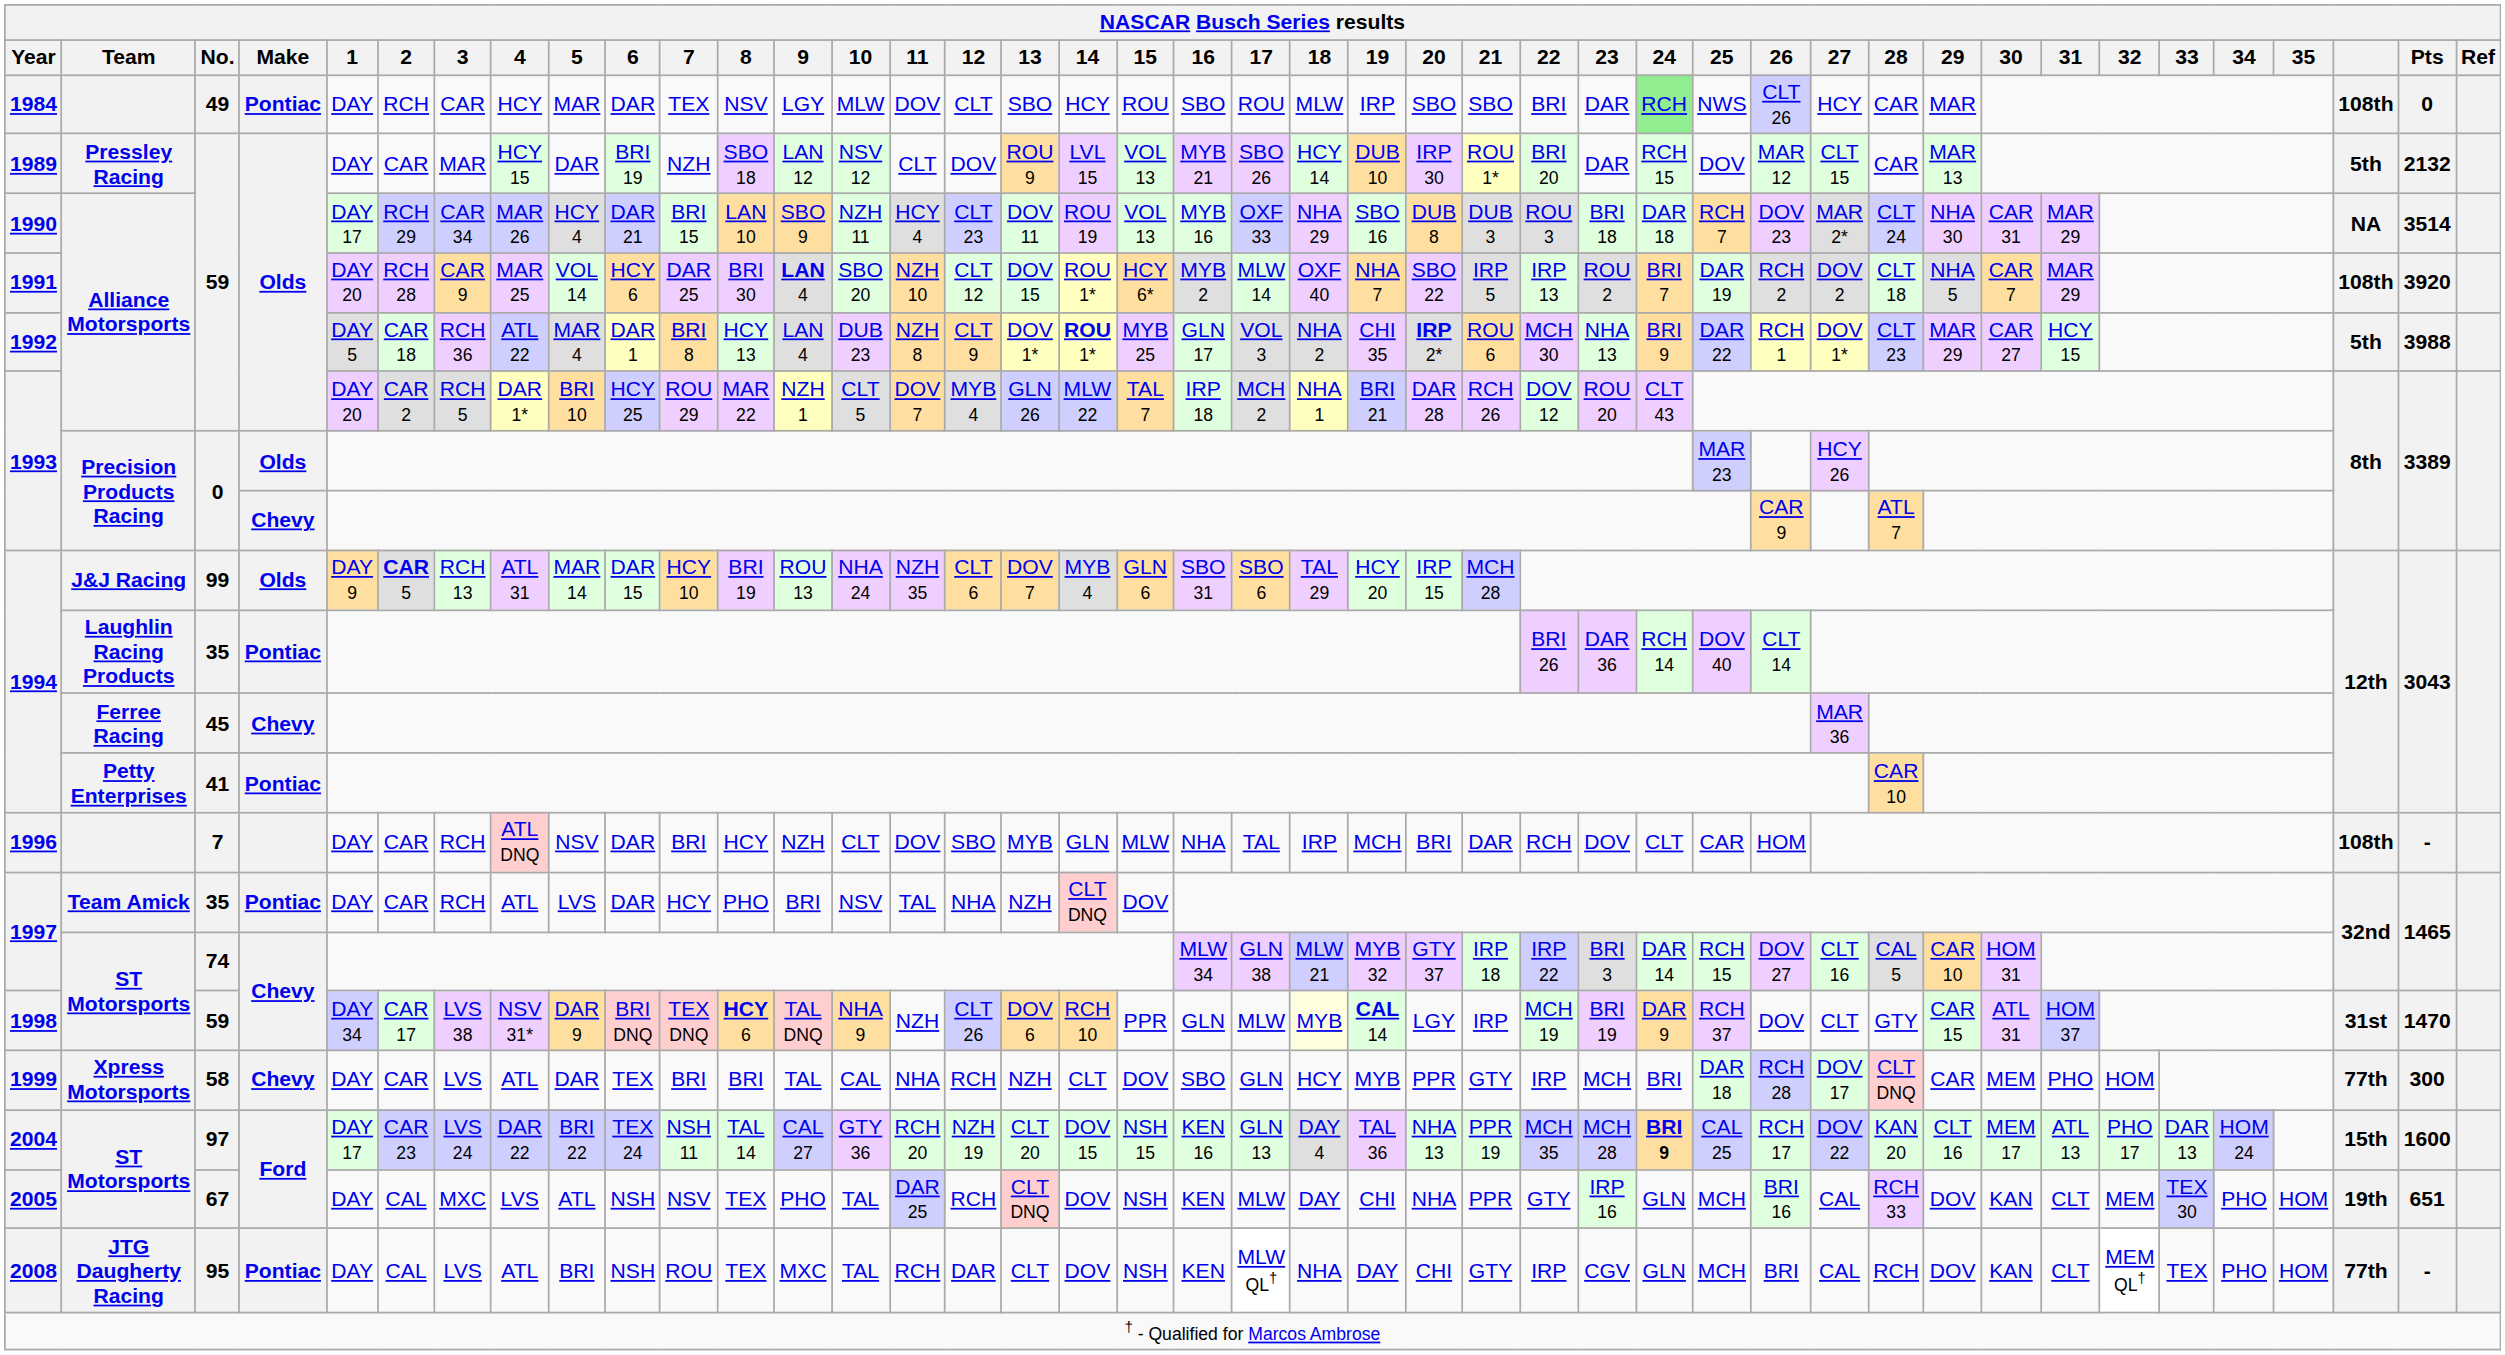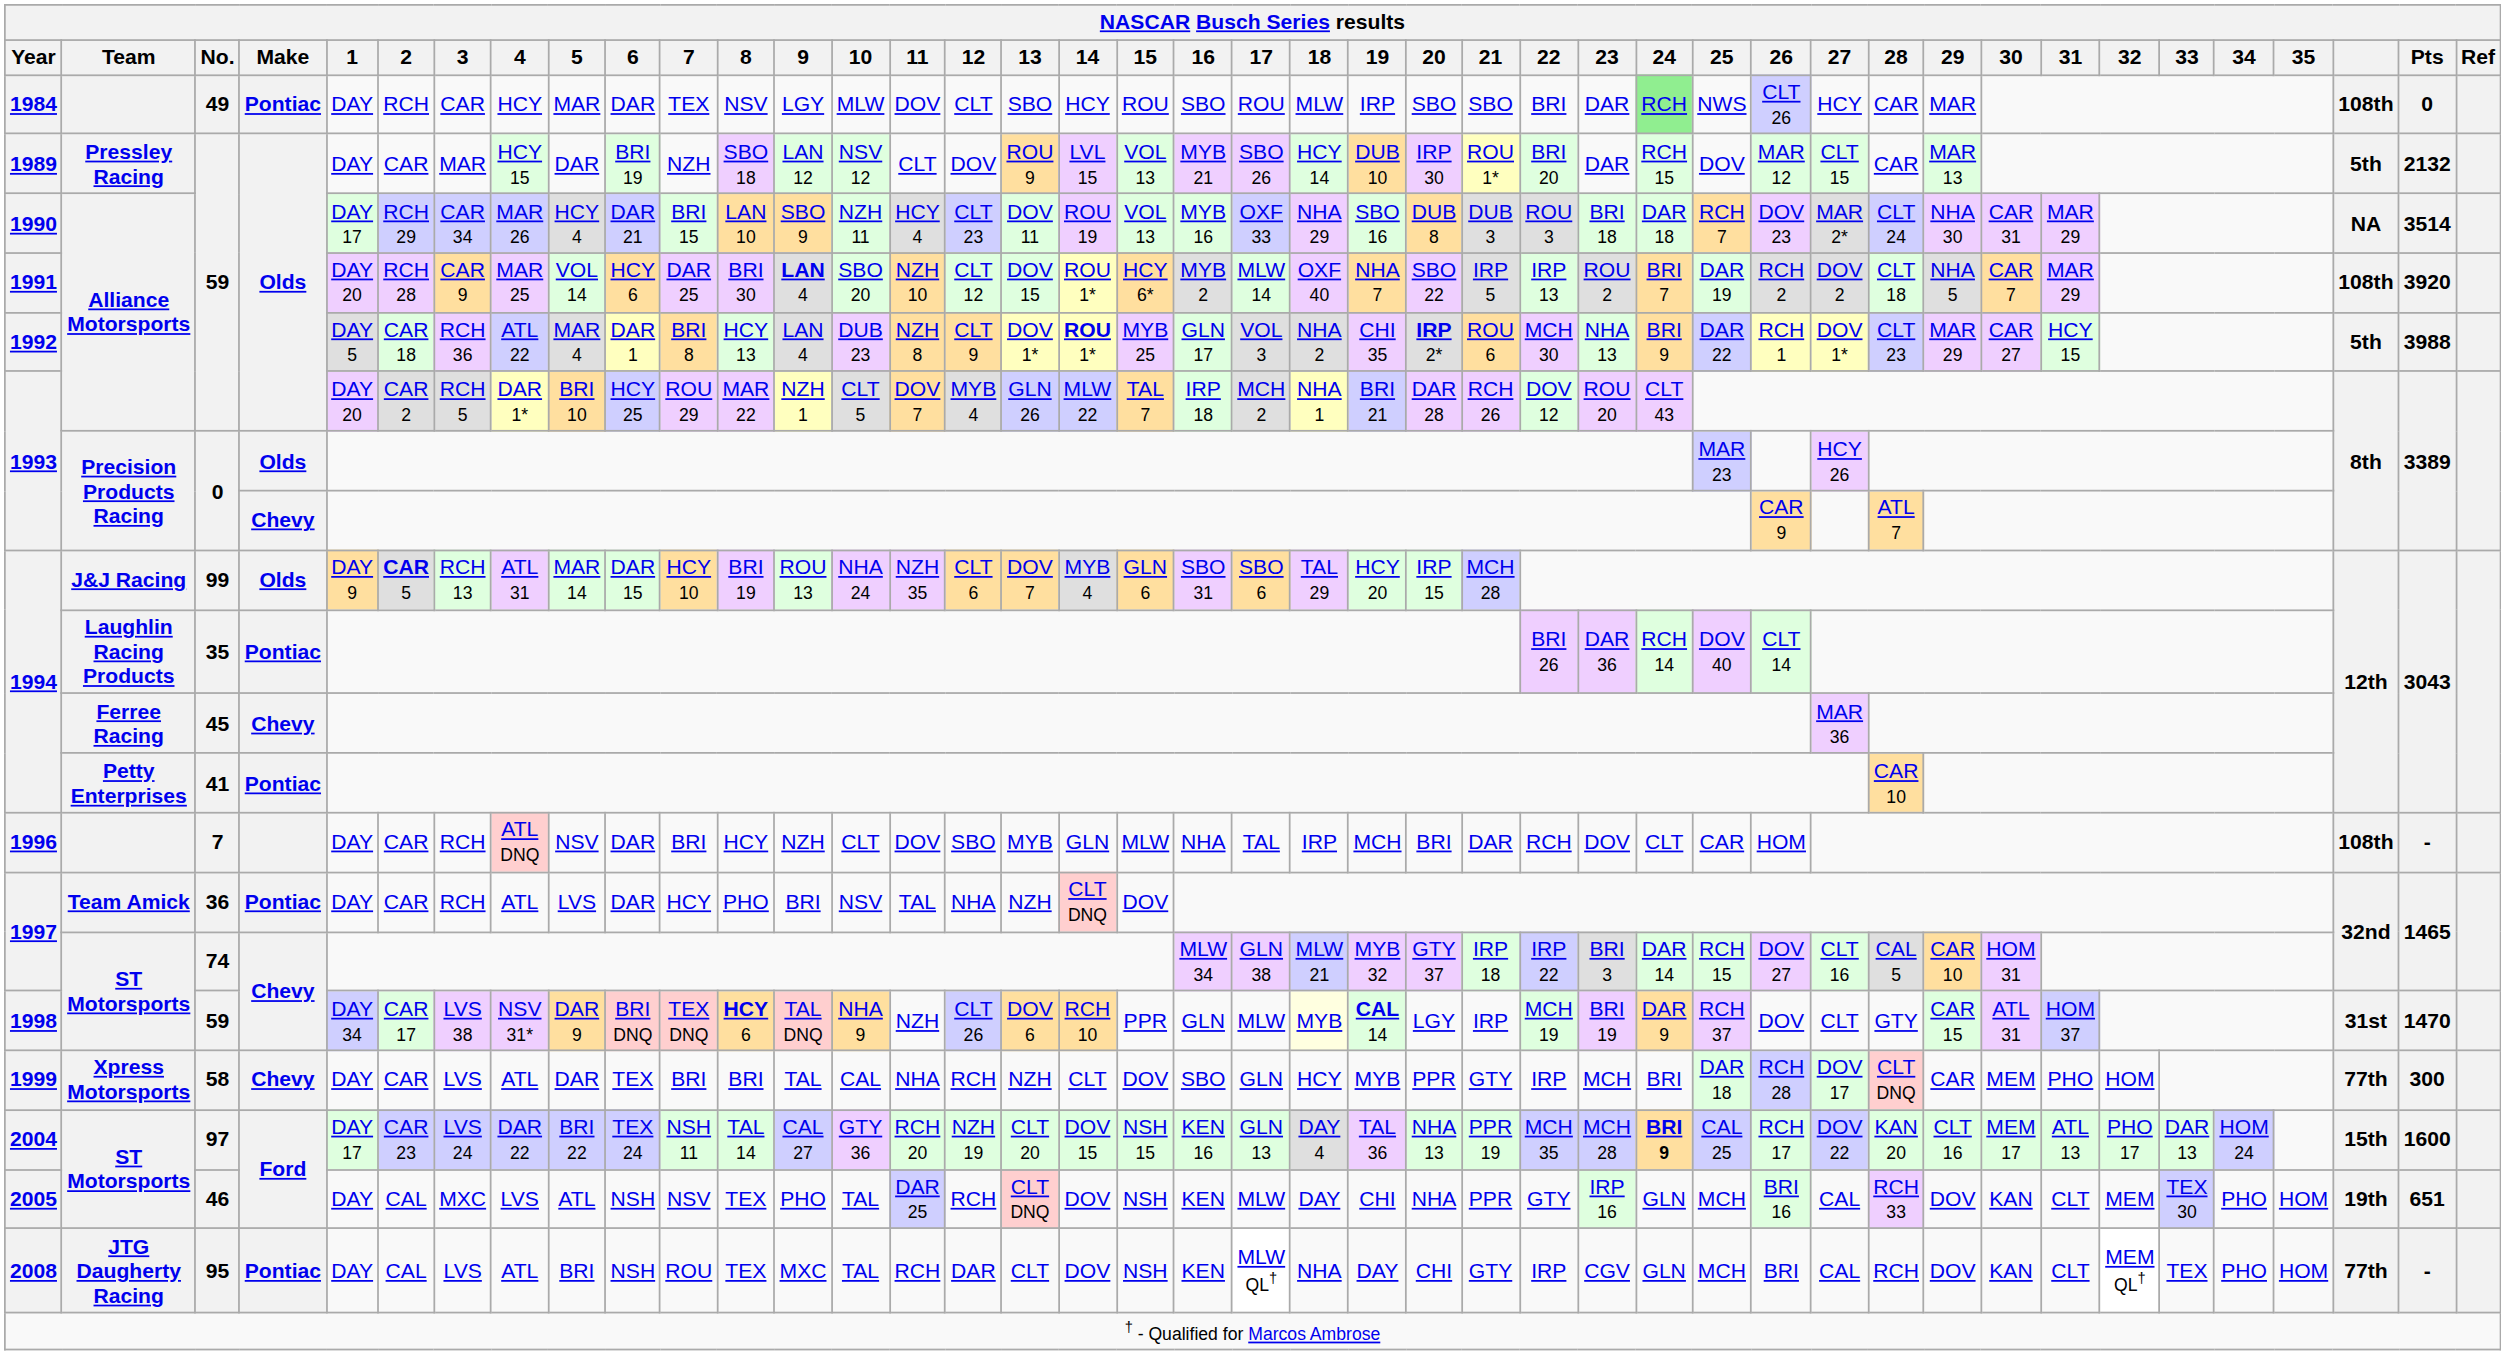(218, 902) 35 -> (218, 902) 36
(218, 1199) 67 -> (218, 1199) 46
